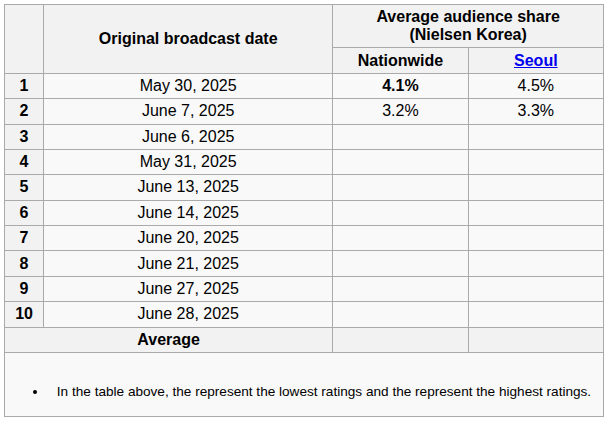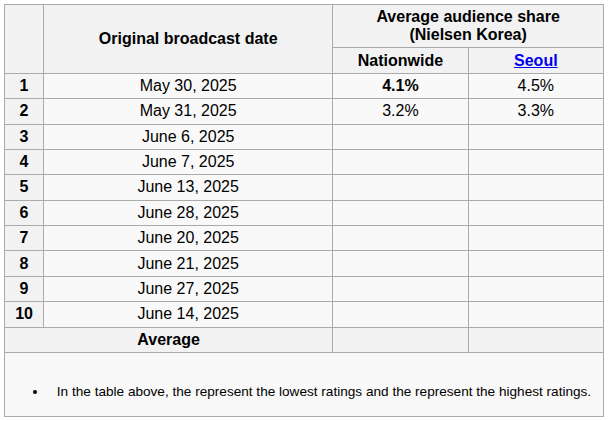(188, 111) June 7, 2025 -> (188, 111) May 31, 2025
(188, 162) May 31, 2025 -> (188, 162) June 7, 2025
(188, 212) June 14, 2025 -> (188, 212) June 28, 2025
(188, 314) June 28, 2025 -> (188, 314) June 14, 2025
